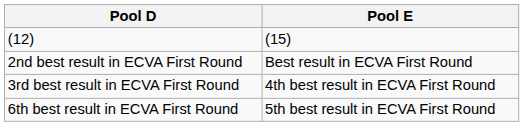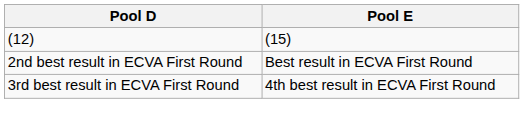- row: (123, 109)
